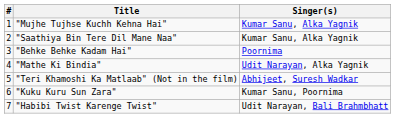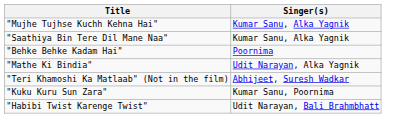- column: (9, 11)
